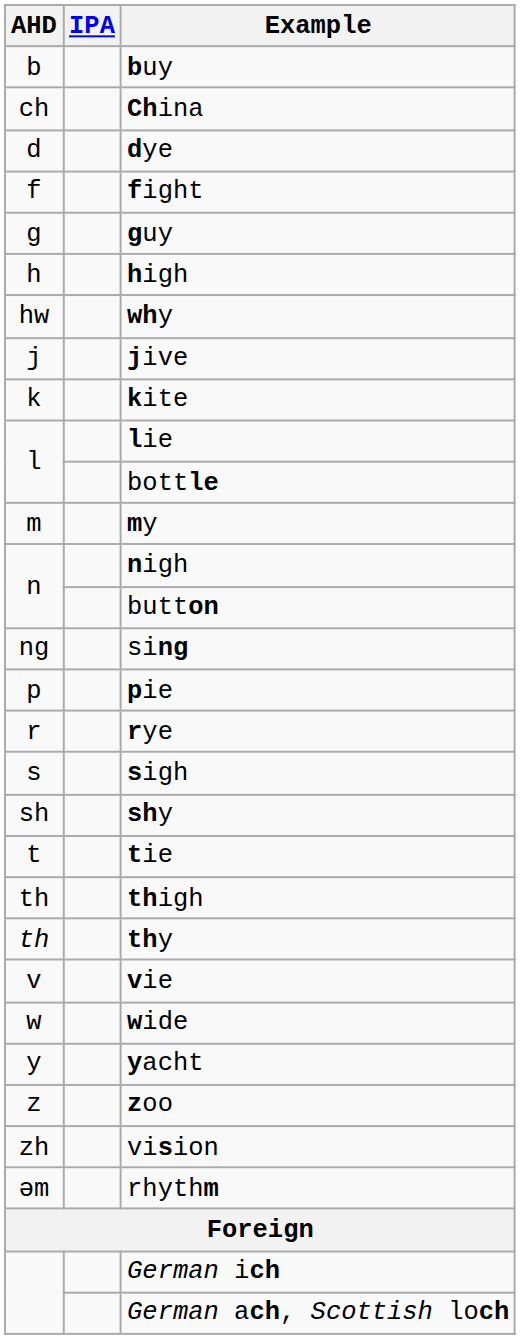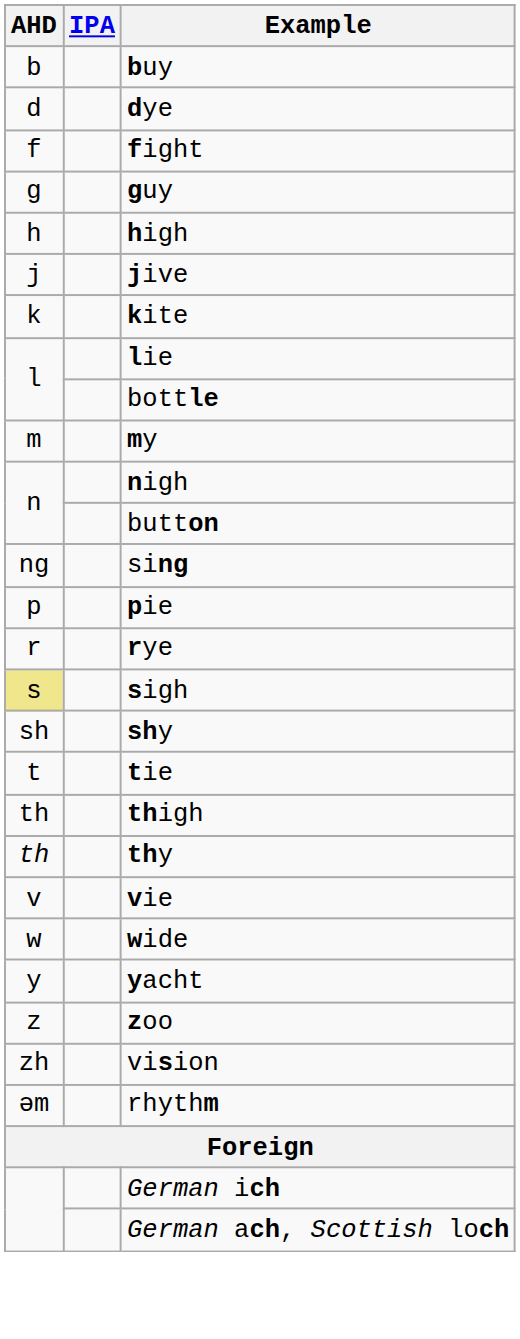- row: (165, 109)
- row: (150, 316)
(34, 773) no background -> (34, 690) khaki background
